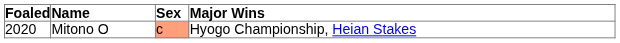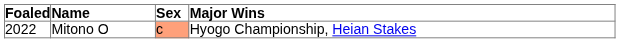(21, 29) 2020 -> (21, 29) 2022
